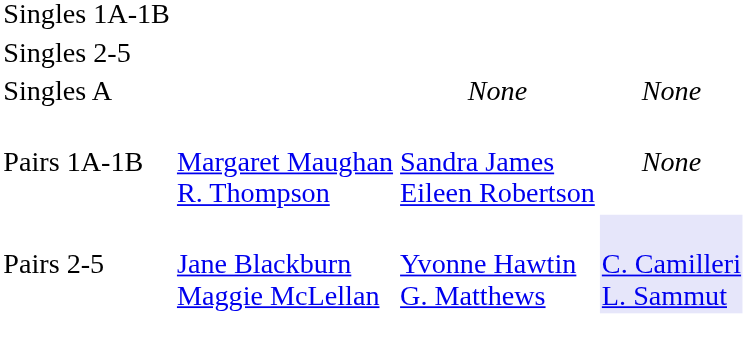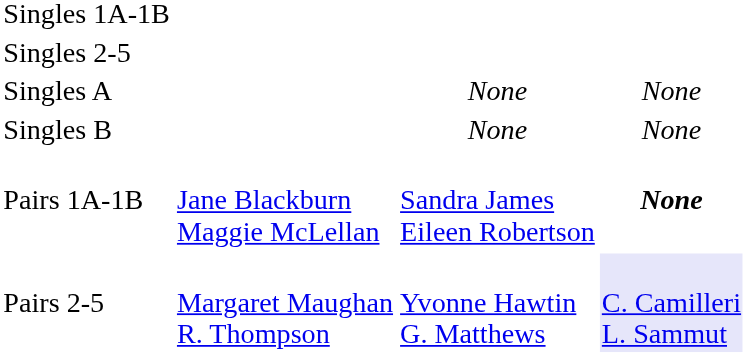+ row: (58, 129)
(285, 177) Margaret Maughan R. Thompson -> (278, 216) Jane Blackburn Maggie McLellan
(671, 161) normal -> (671, 200) bold
(278, 279) Jane Blackburn Maggie McLellan -> (285, 318) Margaret Maughan R. Thompson
